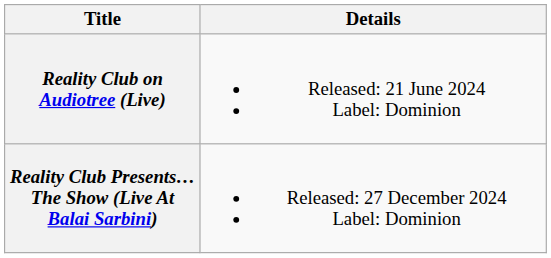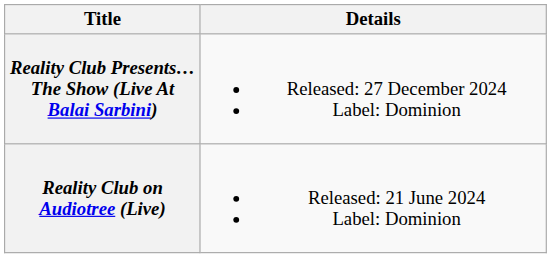rows swapped: (102, 88) <-> (102, 198)
